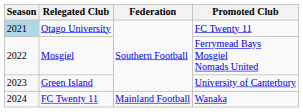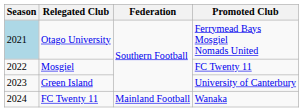(223, 28) FC Twenty 11 -> (228, 39) Ferrymead Bays Mosgiel Nomads United
(228, 55) Ferrymead Bays Mosgiel Nomads United -> (223, 67) FC Twenty 11
